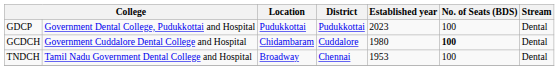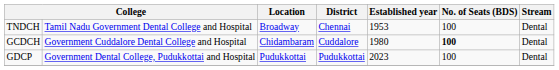rows swapped: (23, 57) <-> (19, 27)
